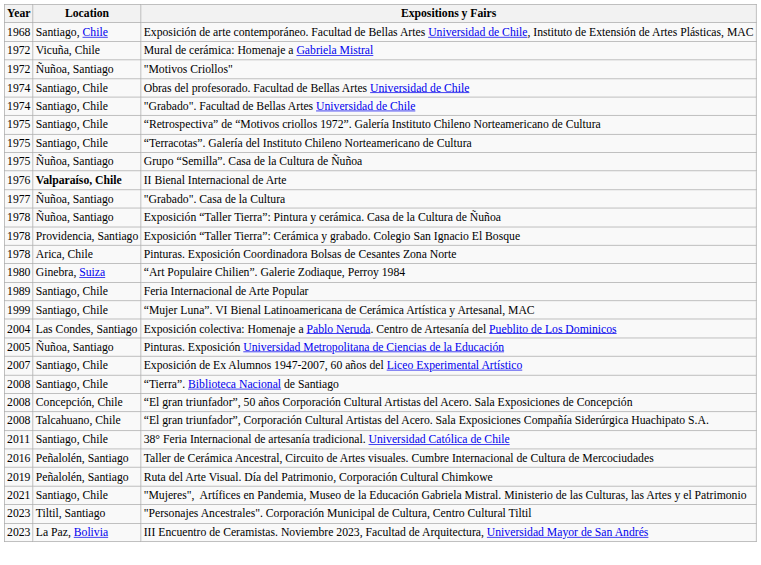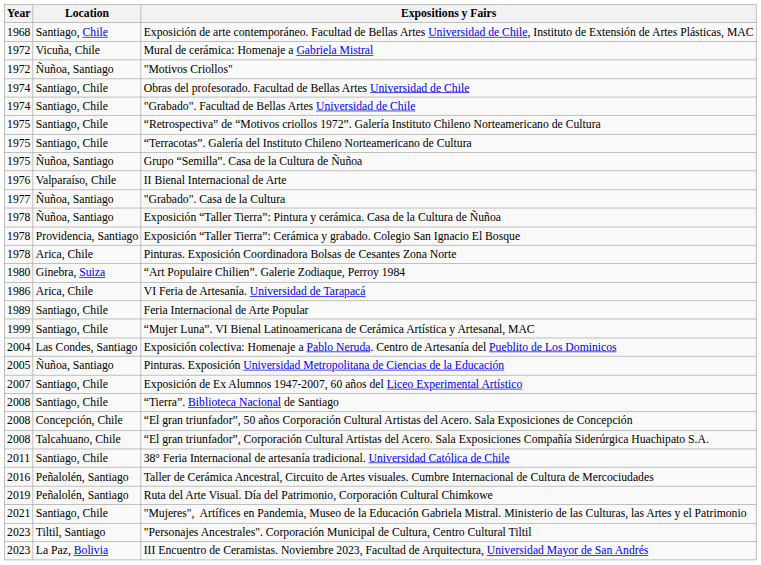(79, 180) bold -> (76, 180) normal
+ row: (255, 291)
